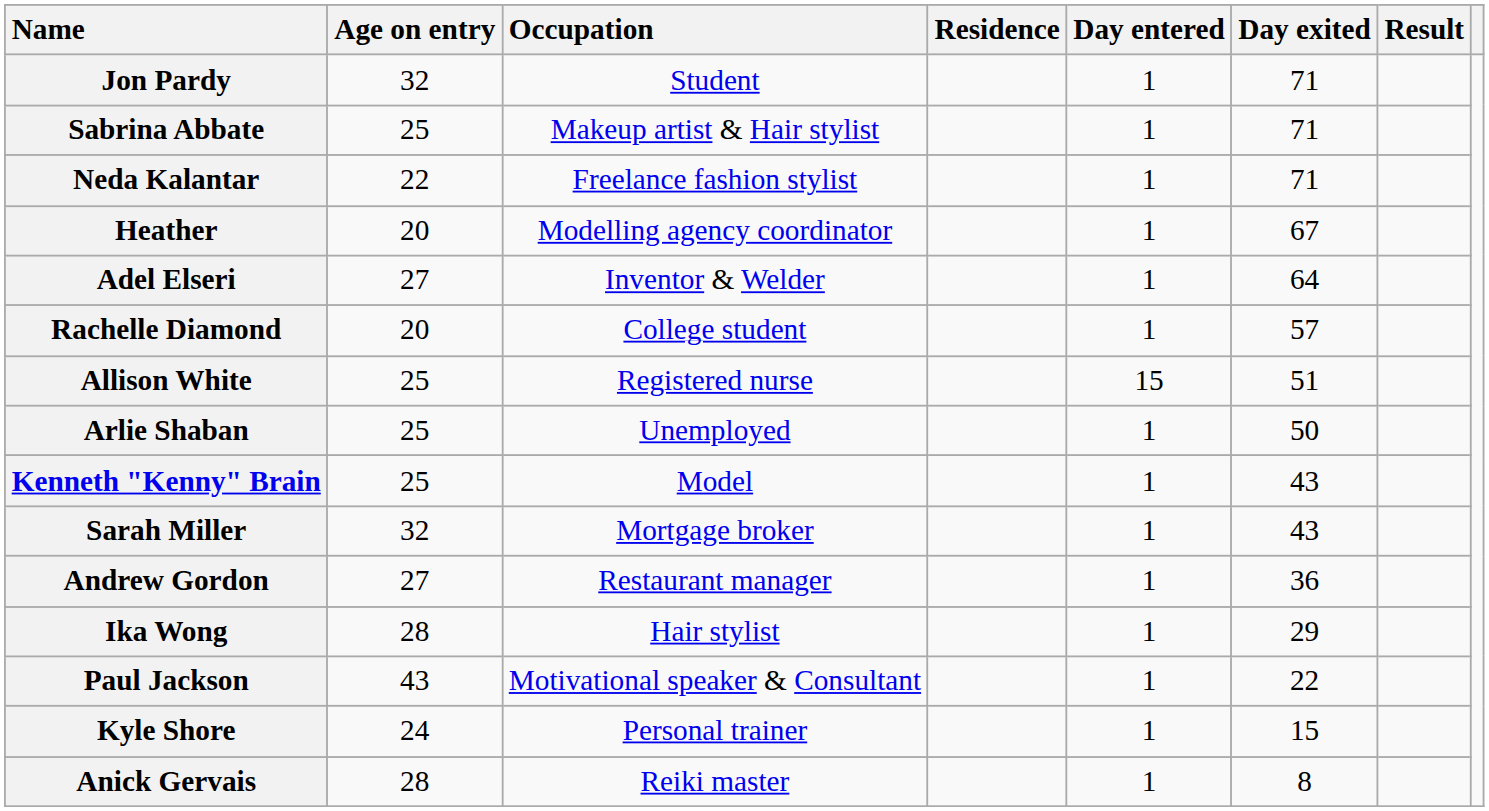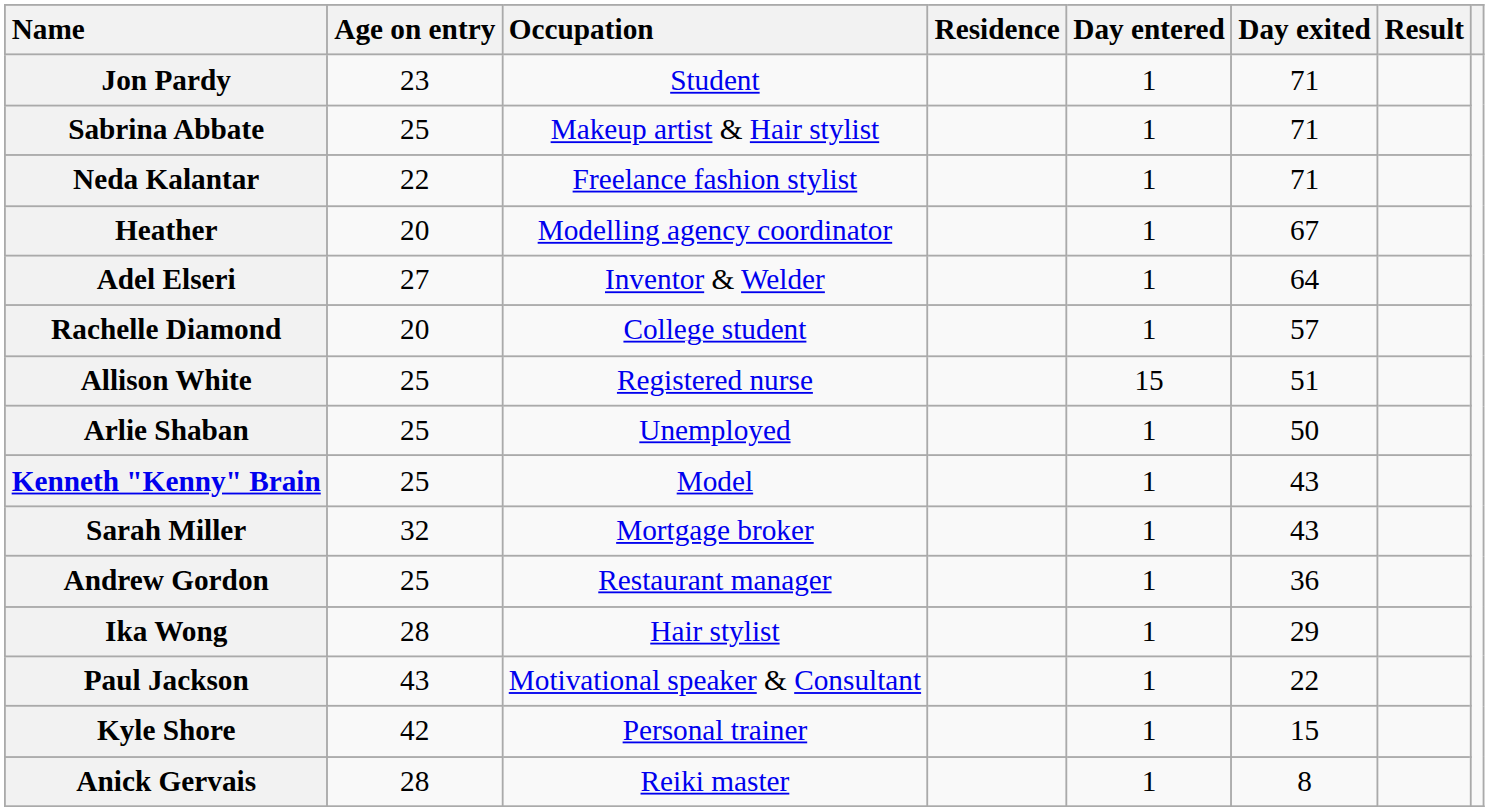(415, 79) 32 -> (415, 79) 23
(415, 580) 27 -> (415, 580) 25
(415, 730) 24 -> (415, 730) 42
